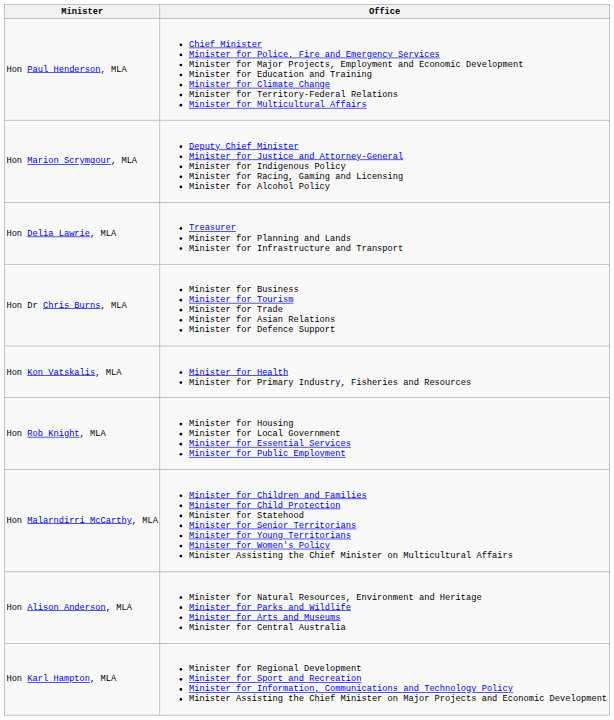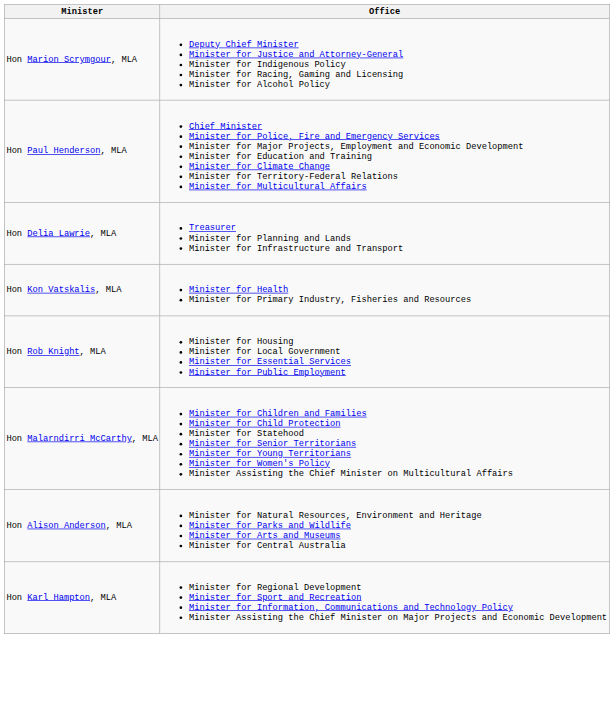rows swapped: (67, 70) <-> (72, 161)
- row: (67, 305)
